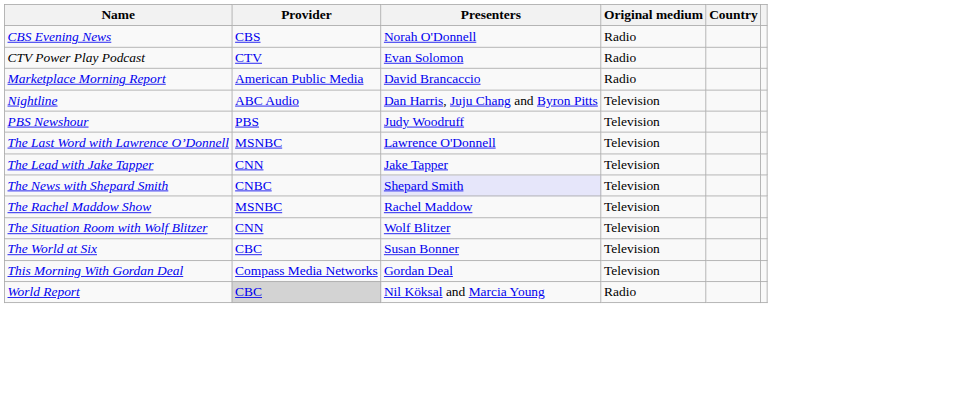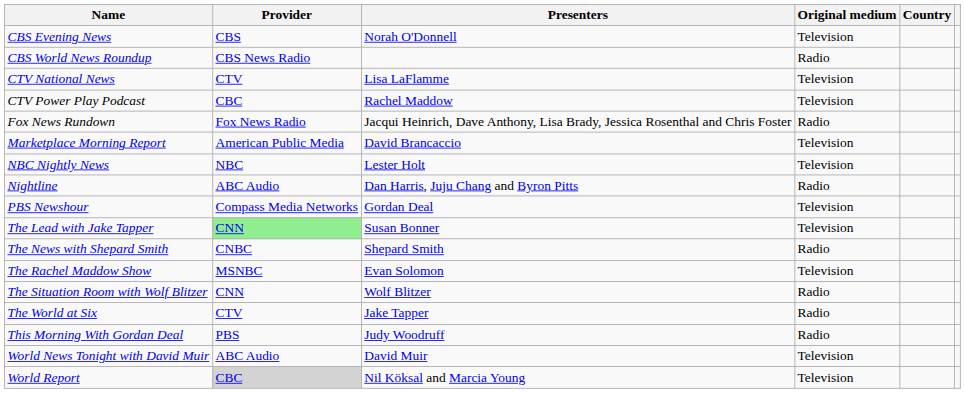(620, 36) Radio -> (826, 36) Television
+ row: (80, 57)
+ row: (61, 79)
(249, 57) CTV -> (229, 100) CBC
(424, 57) Evan Solomon -> (408, 100) Rachel Maddow
(620, 57) Radio -> (826, 100) Television
+ row: (61, 121)
(620, 79) Radio -> (826, 143) Television
+ row: (58, 164)
(632, 100) Television -> (814, 185) Radio
(247, 121) PBS -> (287, 206) Compass Media Networks
(424, 121) Judy Woodruff -> (399, 206) Gordan Deal
- row: (118, 143)
(249, 164) no background -> (230, 228) lightgreen background
(416, 164) Jake Tapper -> (402, 228) Susan Bonner
(424, 185) lavender background -> (404, 249) no background
(632, 185) Television -> (814, 249) Radio
(428, 206) Rachel Maddow -> (404, 270) Evan Solomon
(632, 228) Television -> (814, 292) Radio
(249, 249) CBC -> (229, 313) CTV
(421, 249) Susan Bonner -> (396, 313) Jake Tapper
(632, 249) Television -> (814, 313) Radio
(306, 270) Compass Media Networks -> (227, 334) PBS
(418, 270) Gordan Deal -> (404, 334) Judy Woodruff
(632, 270) Television -> (814, 334) Radio
+ row: (108, 356)
(620, 292) Radio -> (826, 377) Television
